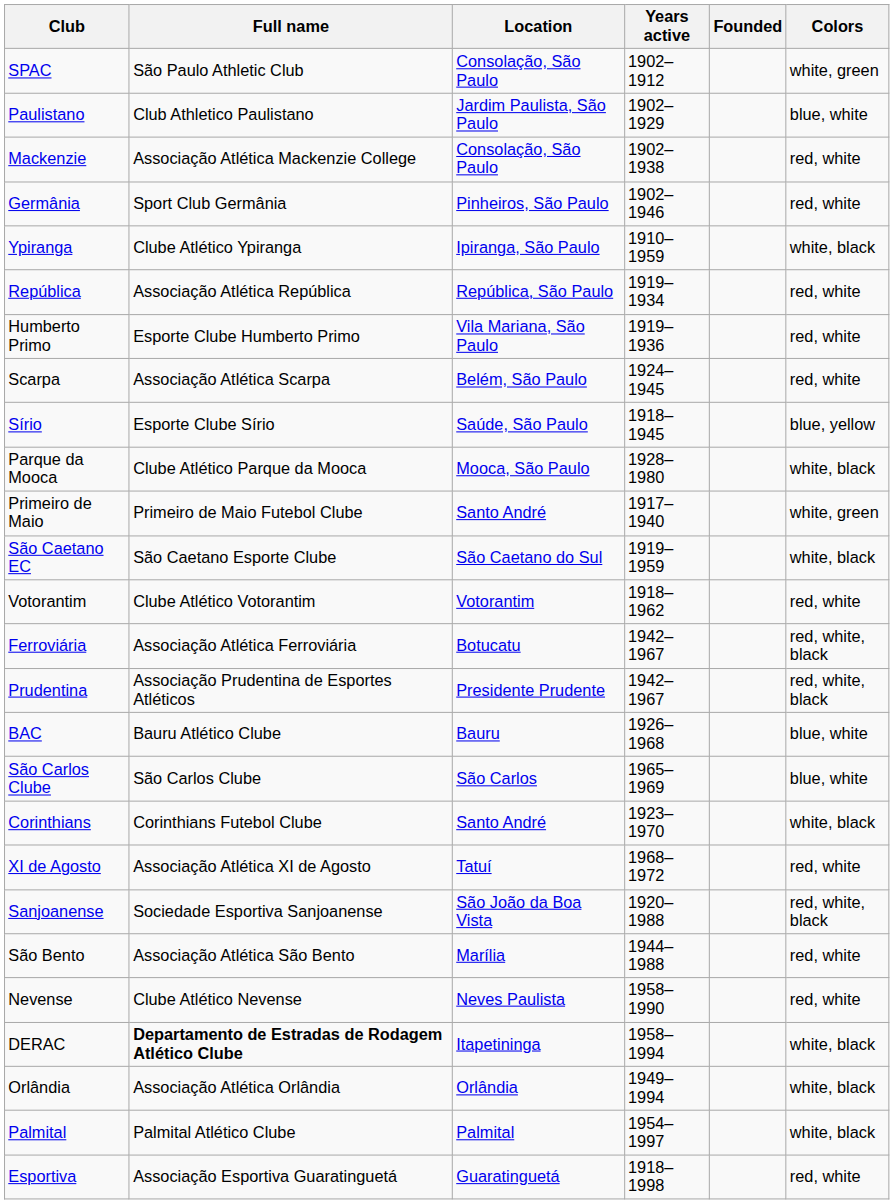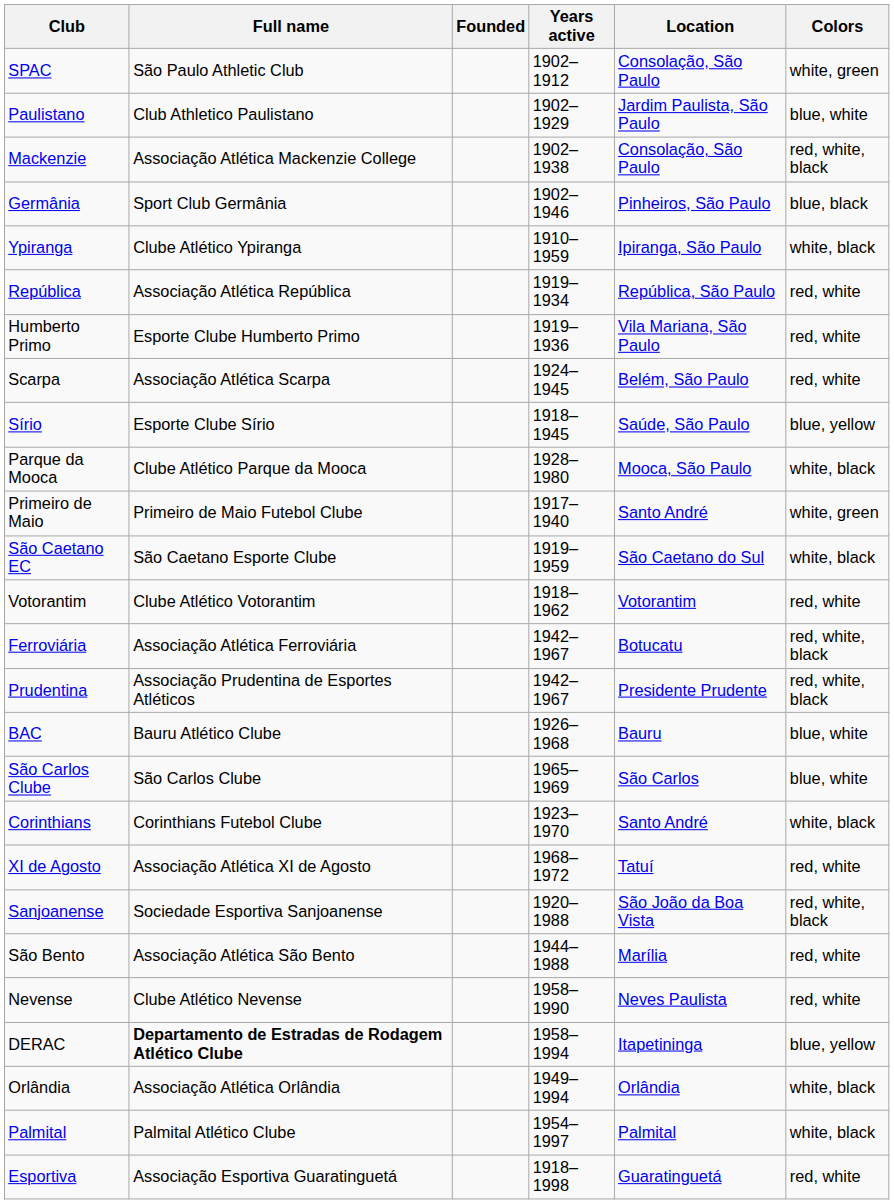columns swapped: (748, 26) <-> (538, 26)
(825, 159) red, white -> (827, 159) red, white, black
(825, 203) red, white -> (829, 203) blue, black
(832, 1044) white, black -> (832, 1044) blue, yellow
